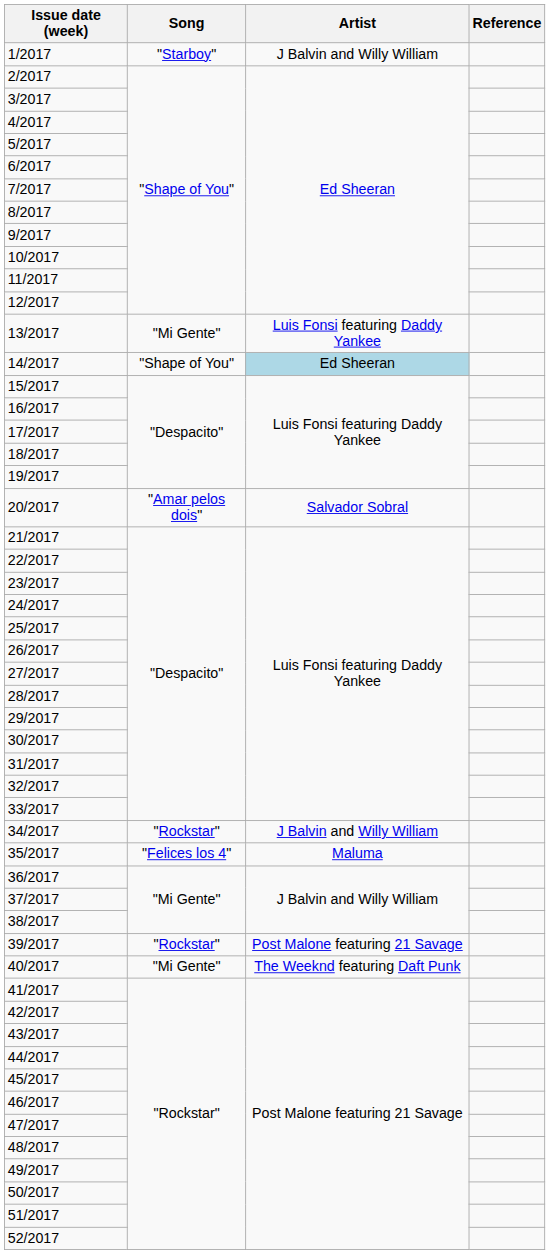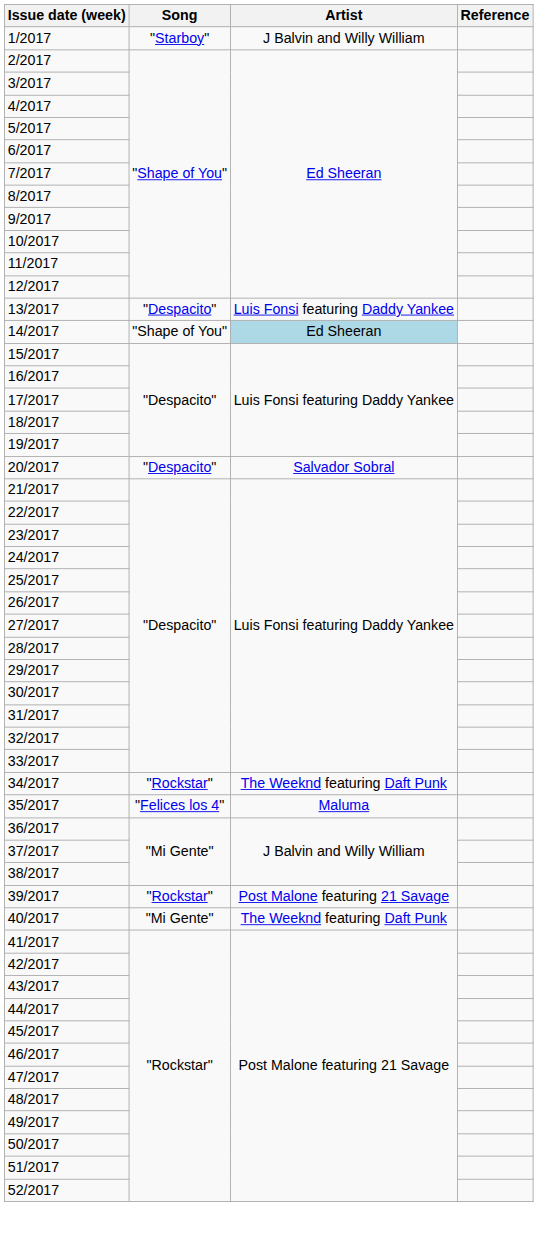(187, 333) "Mi Gente" -> (180, 309) "Despacito"
(187, 507) "Amar pelos dois" -> (180, 467) "Despacito"
(357, 831) J Balvin and Willy William -> (344, 783) The Weeknd featuring Daft Punk
